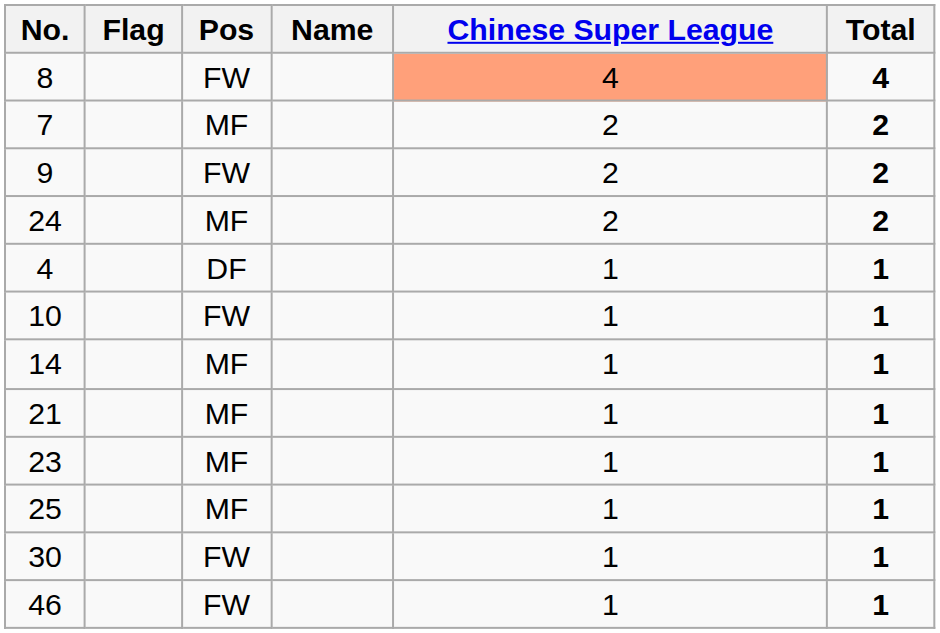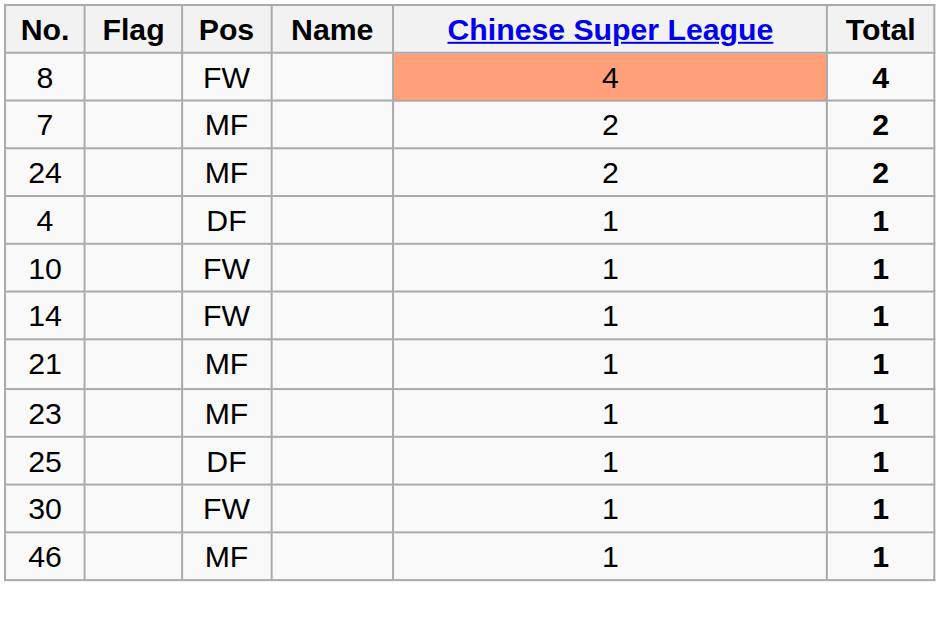- row: (45, 173)
(226, 364) MF -> (226, 316) FW
(226, 508) MF -> (226, 460) DF
(226, 604) FW -> (226, 556) MF
